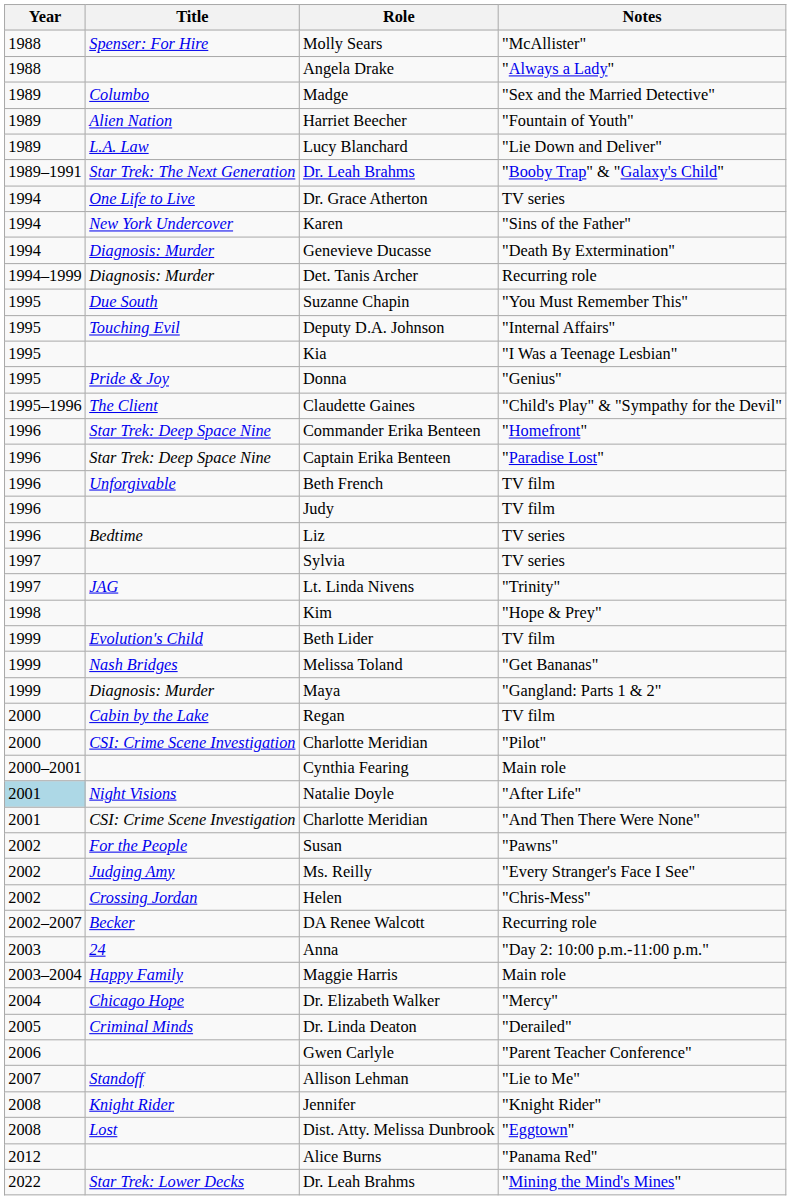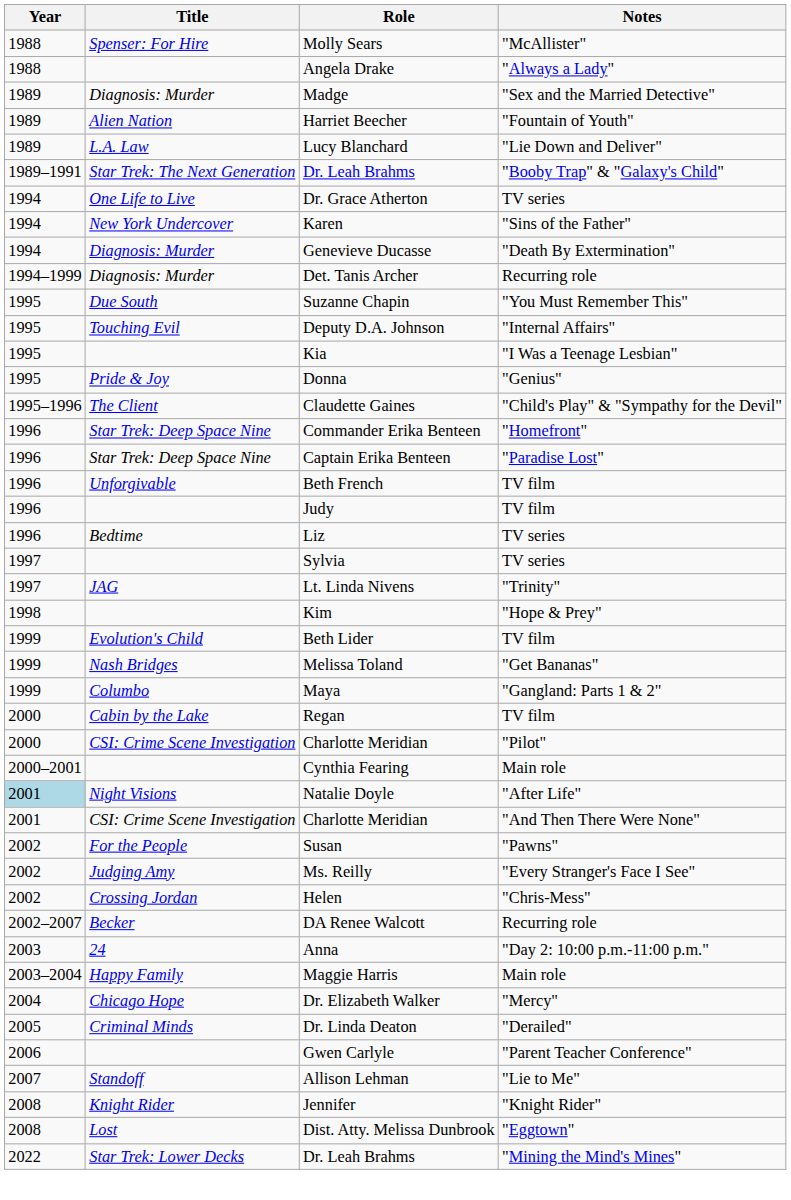(119, 95) Columbo -> (152, 95) Diagnosis: Murder
(152, 690) Diagnosis: Murder -> (119, 690) Columbo
- row: (342, 1156)
